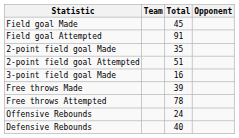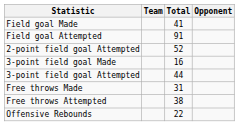(178, 24) 45 -> (178, 24) 41
- row: (61, 50)
(178, 62) 51 -> (178, 50) 52
+ row: (73, 75)
(178, 88) 39 -> (178, 88) 31
(178, 101) 78 -> (178, 101) 38
(178, 114) 24 -> (178, 114) 22
- row: (49, 127)
